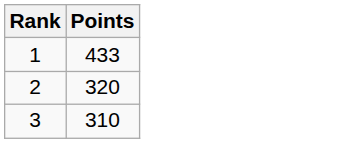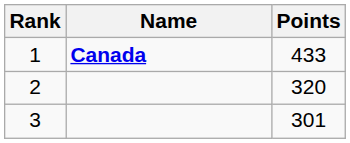+ column: (169, 21)
(102, 120) 310 -> (309, 120) 301
